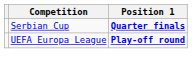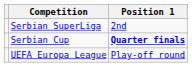+ row: (56, 26)
(148, 40) bold -> (148, 55) normal
